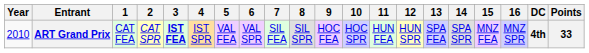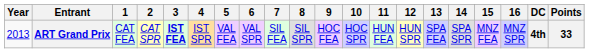(18, 34) 2010 -> (18, 34) 2013
